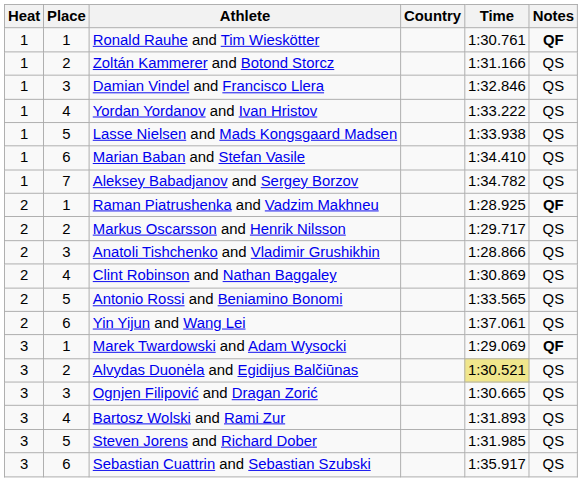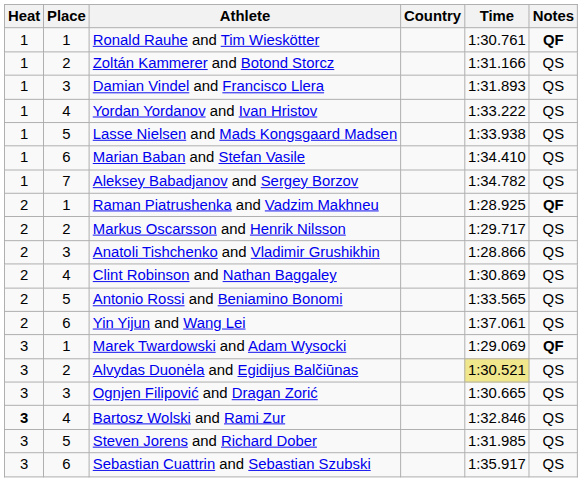(497, 87) 1:32.846 -> (497, 87) 1:31.893
(24, 417) normal -> (24, 417) bold
(497, 417) 1:31.893 -> (497, 417) 1:32.846
